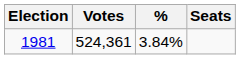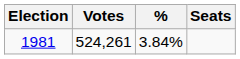(104, 41) 524,361 -> (104, 41) 524,261
